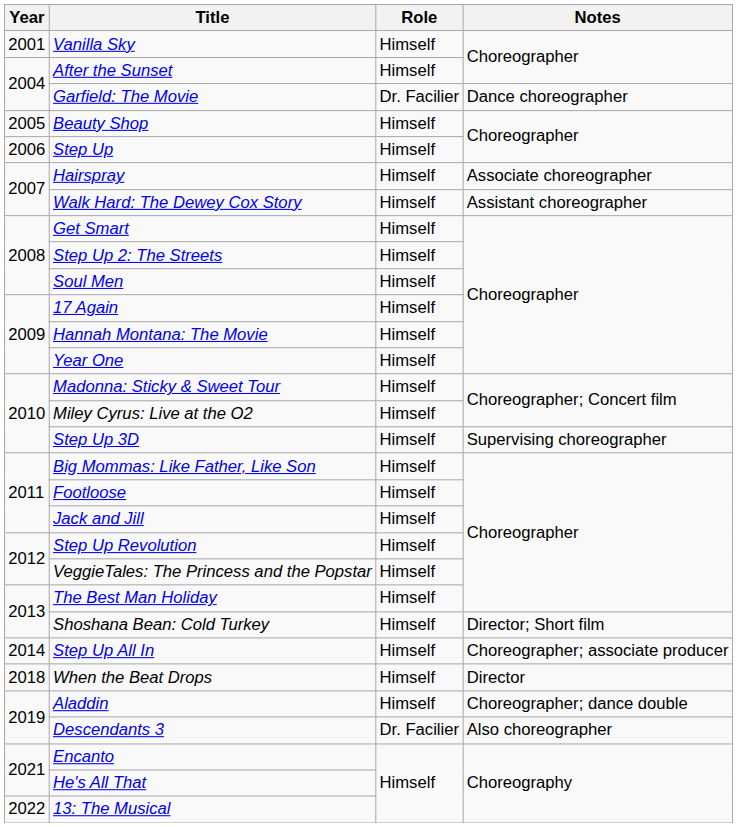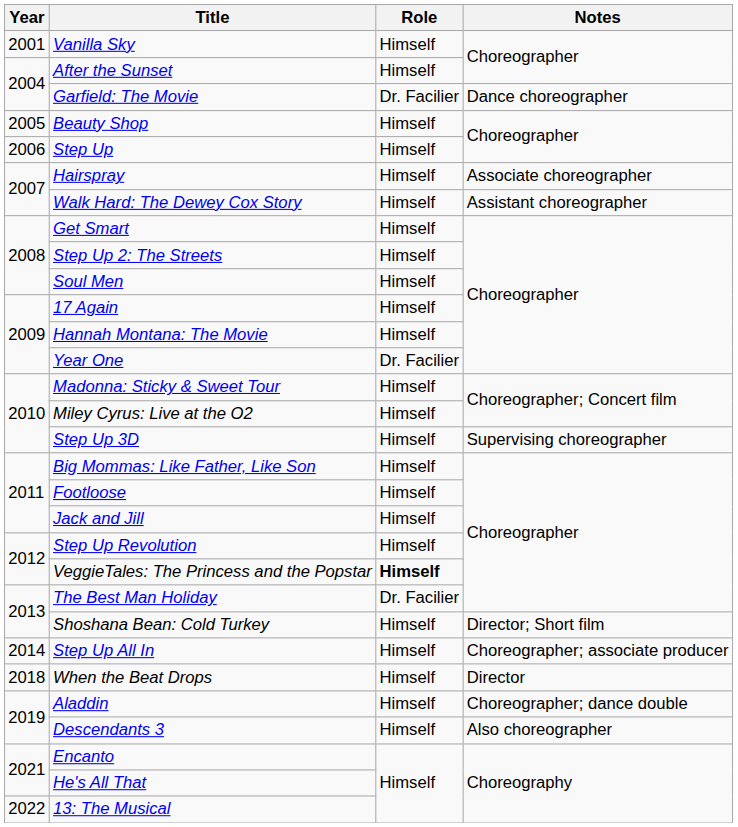(407, 360) Himself -> (419, 360) Dr. Facilier
(407, 571) normal -> (410, 571) bold
(407, 598) Himself -> (419, 598) Dr. Facilier
(419, 730) Dr. Facilier -> (407, 730) Himself
